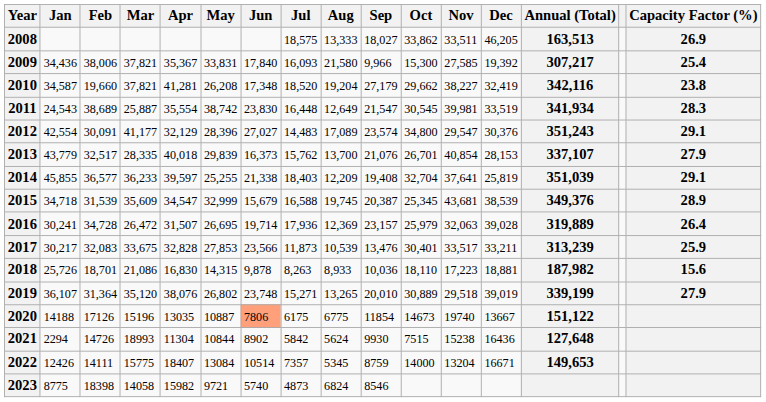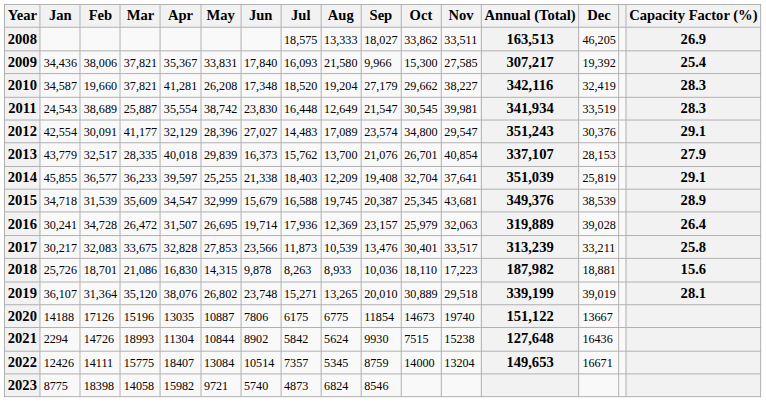columns swapped: (501, 16) <-> (570, 16)
(693, 85) 23.8 -> (693, 85) 28.3
(693, 246) 25.9 -> (693, 246) 25.8
(693, 293) 27.9 -> (693, 293) 28.1
(256, 317) lightsalmon background -> (256, 317) no background
